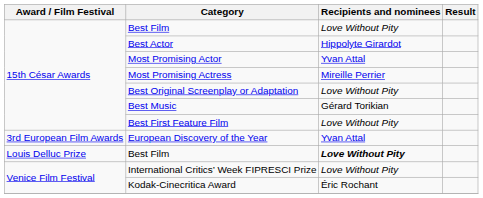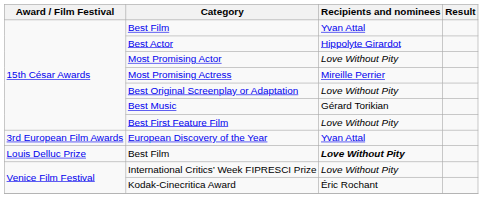(360, 28) Love Without Pity -> (343, 28) Yvan Attal
(343, 59) Yvan Attal -> (360, 59) Love Without Pity
